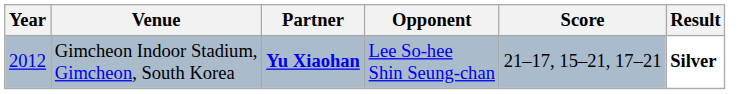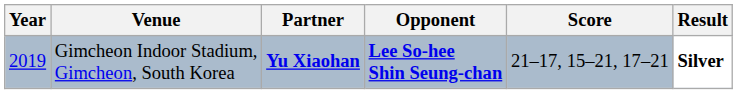(28, 61) 2012 -> (28, 61) 2019
(432, 61) normal -> (435, 61) bold
